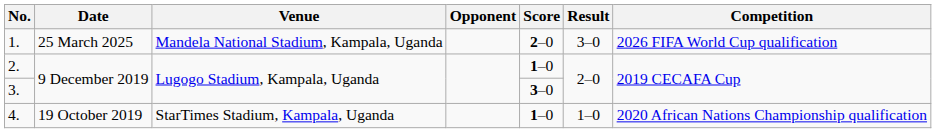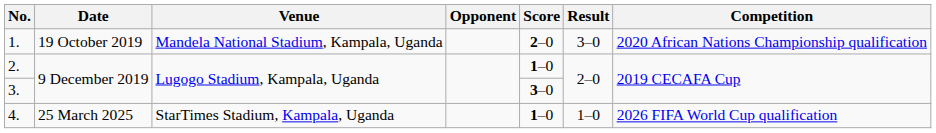(85, 41) 25 March 2025 -> (90, 41) 19 October 2019
(727, 41) 2026 FIFA World Cup qualification -> (772, 41) 2020 African Nations Championship qualification
(90, 115) 19 October 2019 -> (85, 115) 25 March 2025
(772, 115) 2020 African Nations Championship qualification -> (727, 115) 2026 FIFA World Cup qualification
